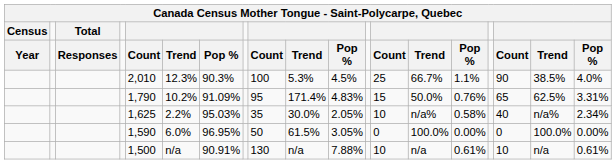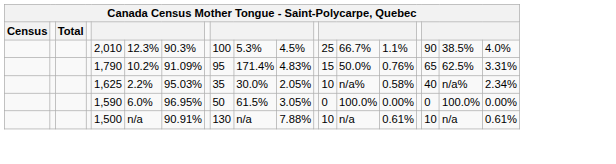- row: (27, 55)
